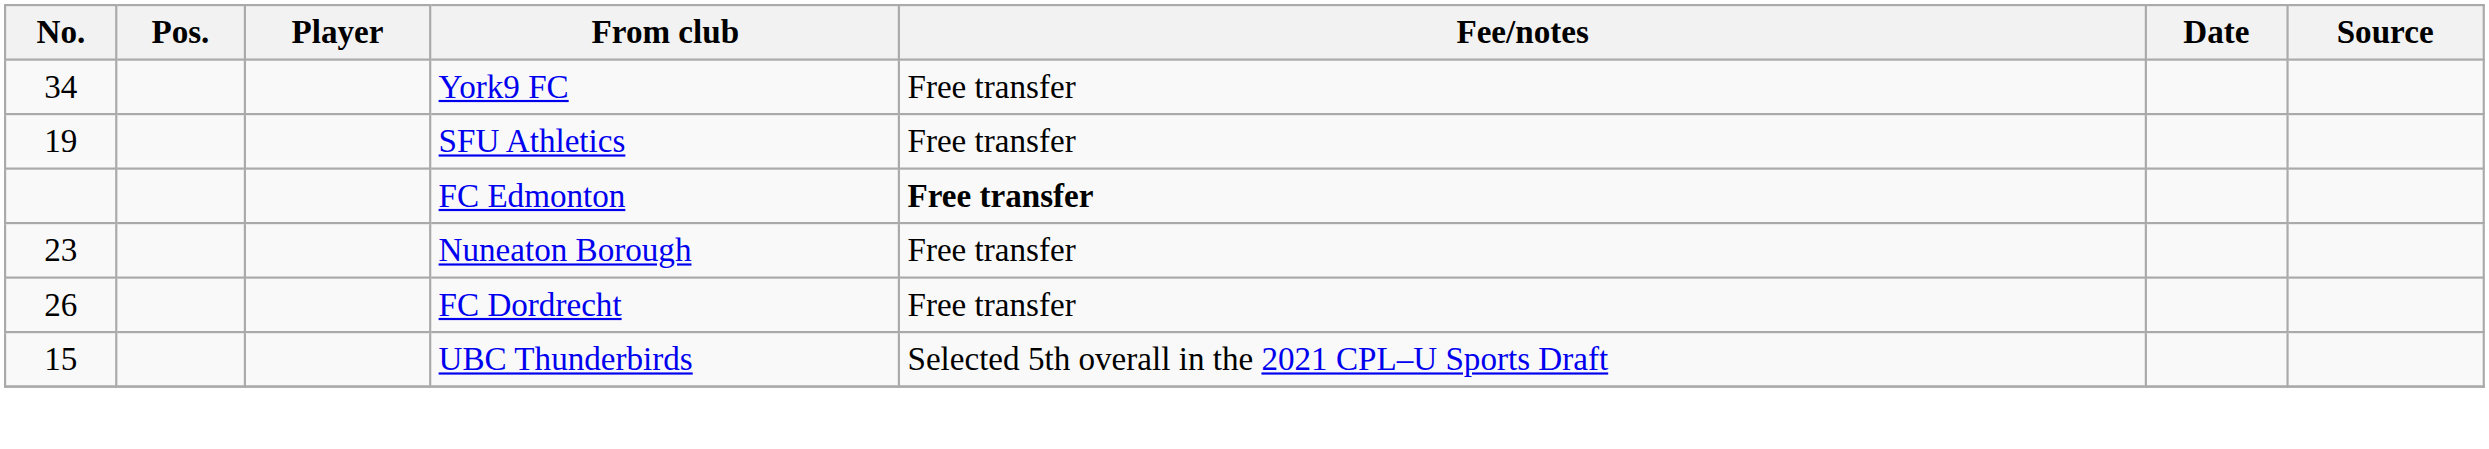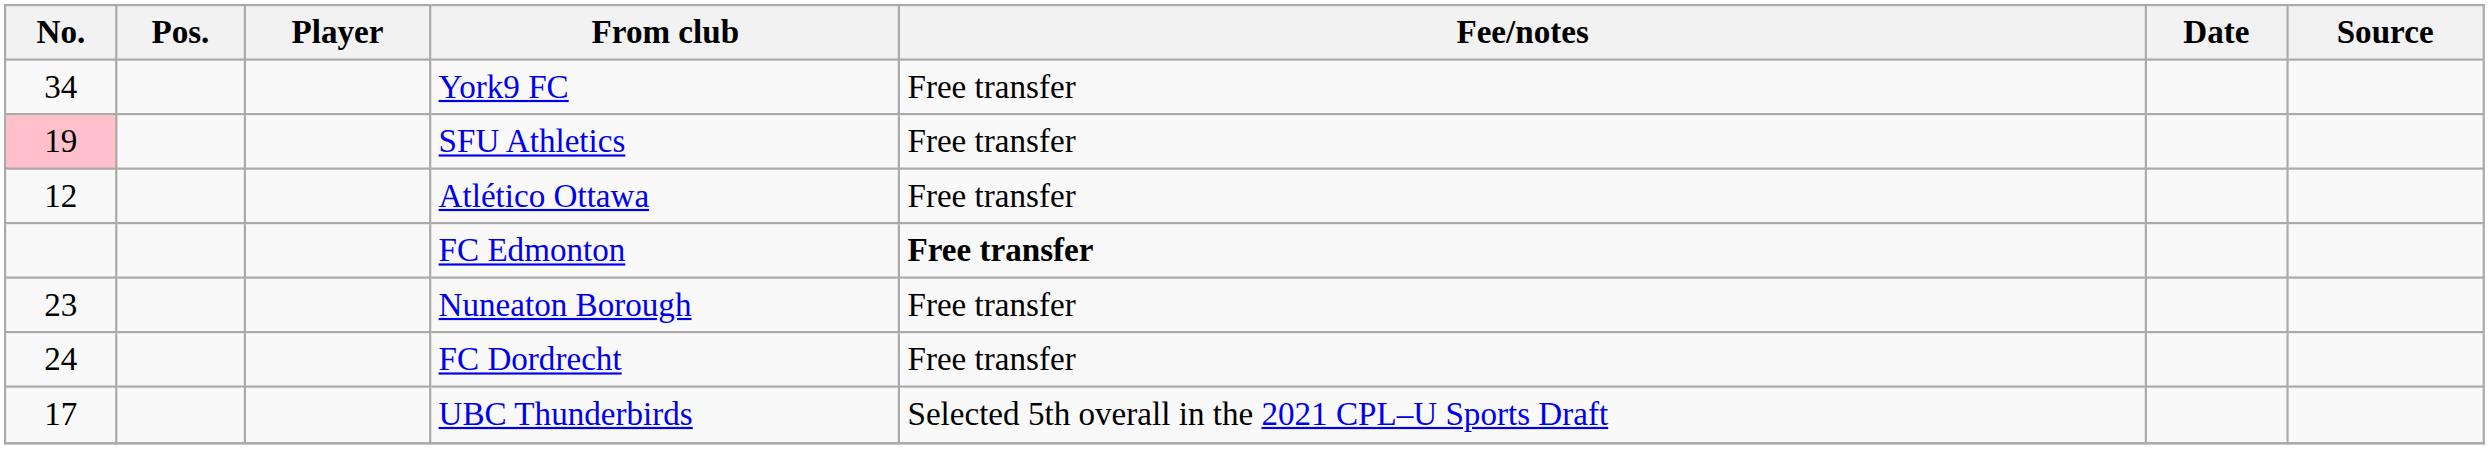(61, 141) no background -> (61, 141) pink background
+ row: (544, 195)
(61, 305) 26 -> (61, 359) 24
(61, 359) 15 -> (61, 414) 17
